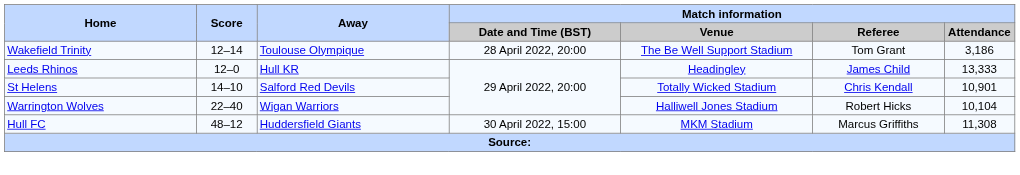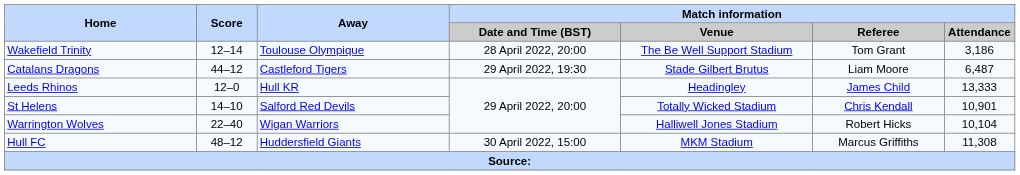+ row: (53, 69)
